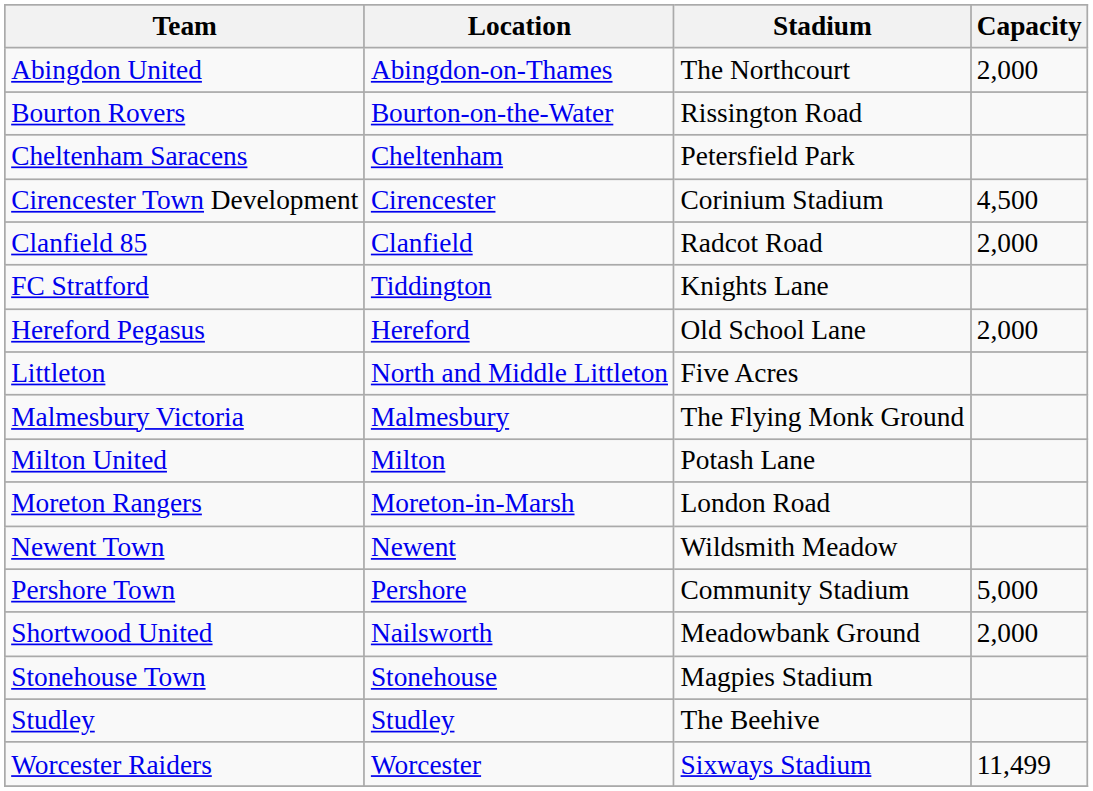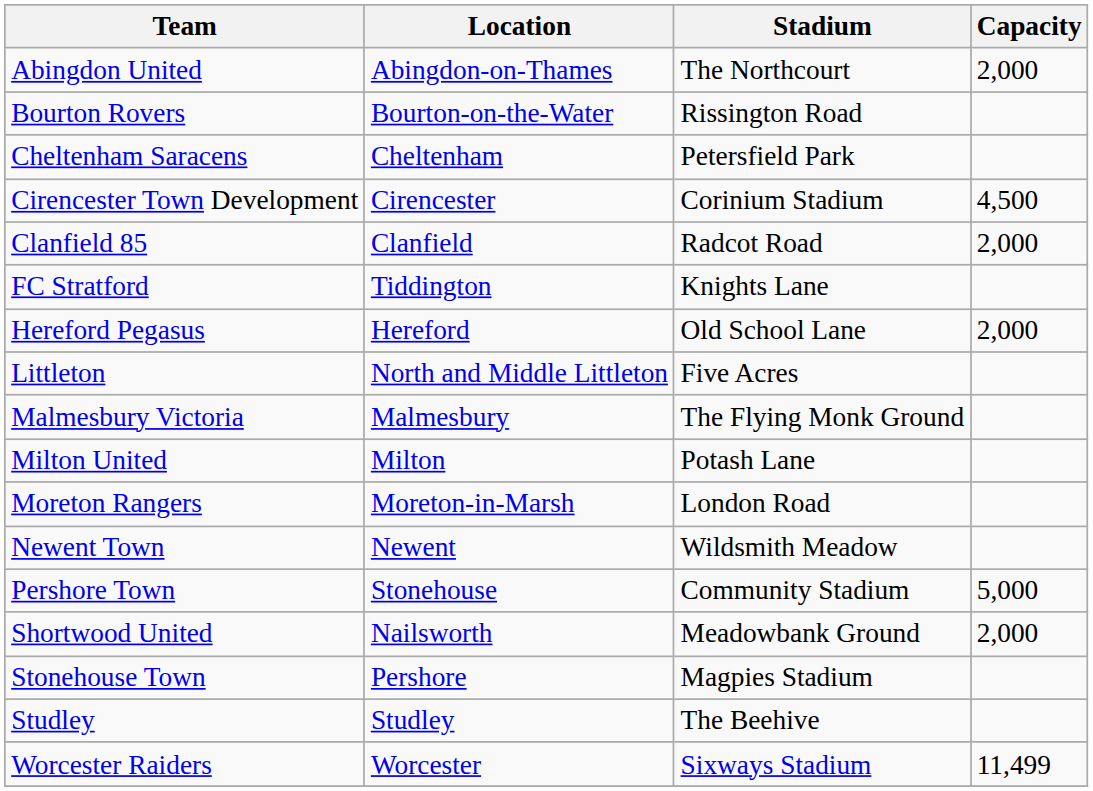(419, 590) Pershore -> (434, 590) Stonehouse
(434, 677) Stonehouse -> (419, 677) Pershore
